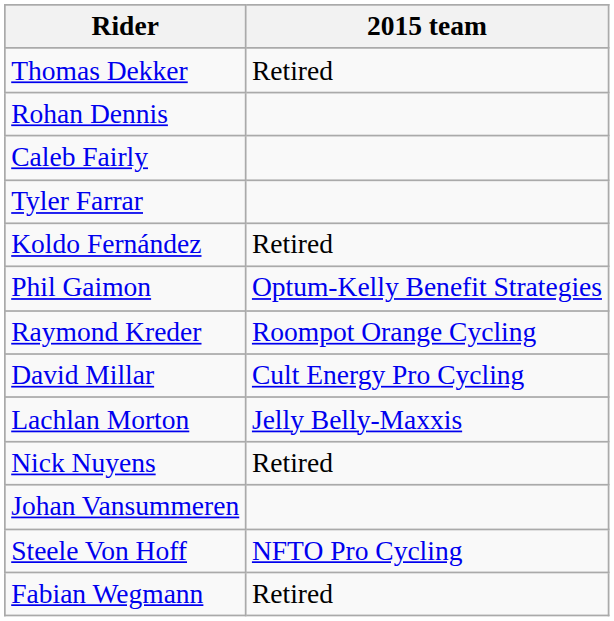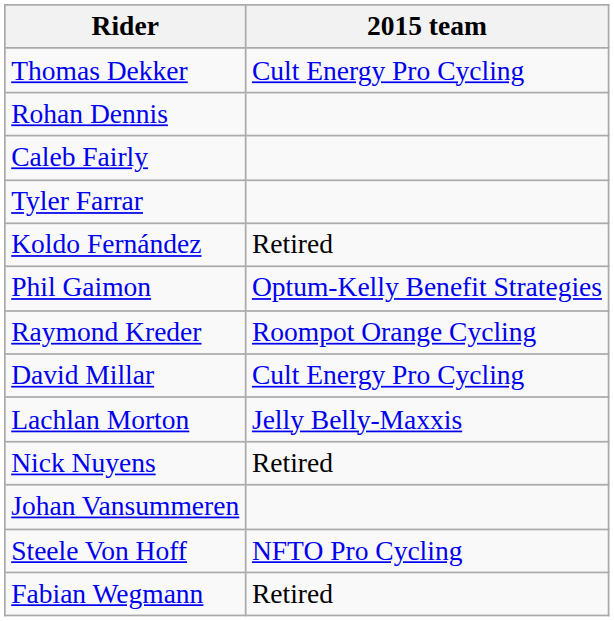(292, 69) Retired -> (388, 69) Cult Energy Pro Cycling
